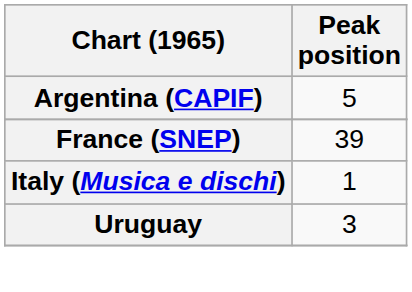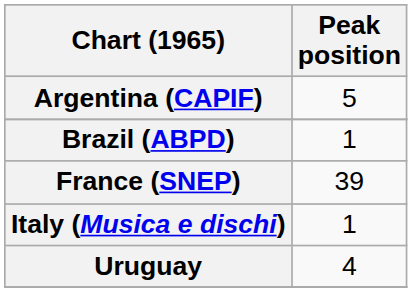+ row: (148, 139)
(349, 223) 3 -> (349, 266) 4
